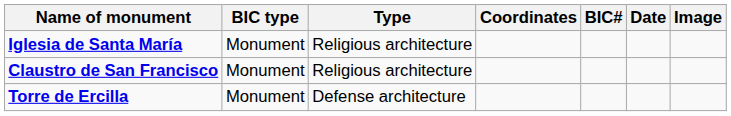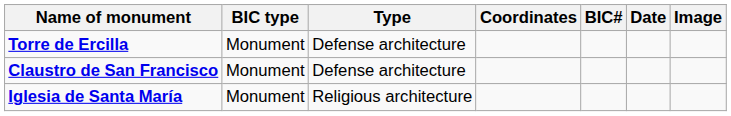rows swapped: (95, 44) <-> (68, 96)
(392, 70) Religious architecture -> (389, 70) Defense architecture
